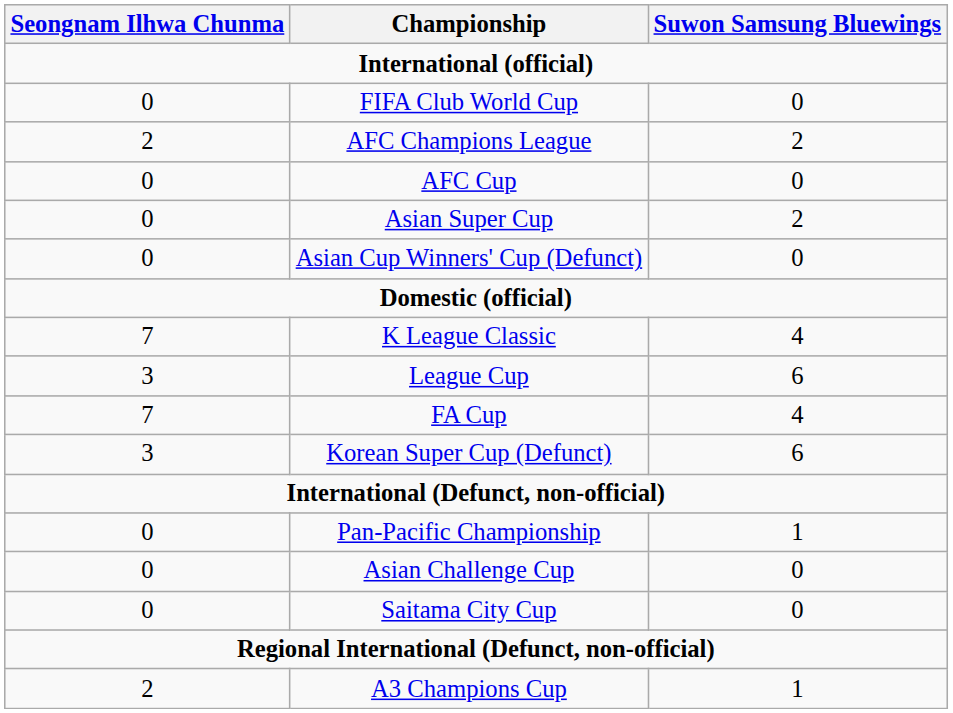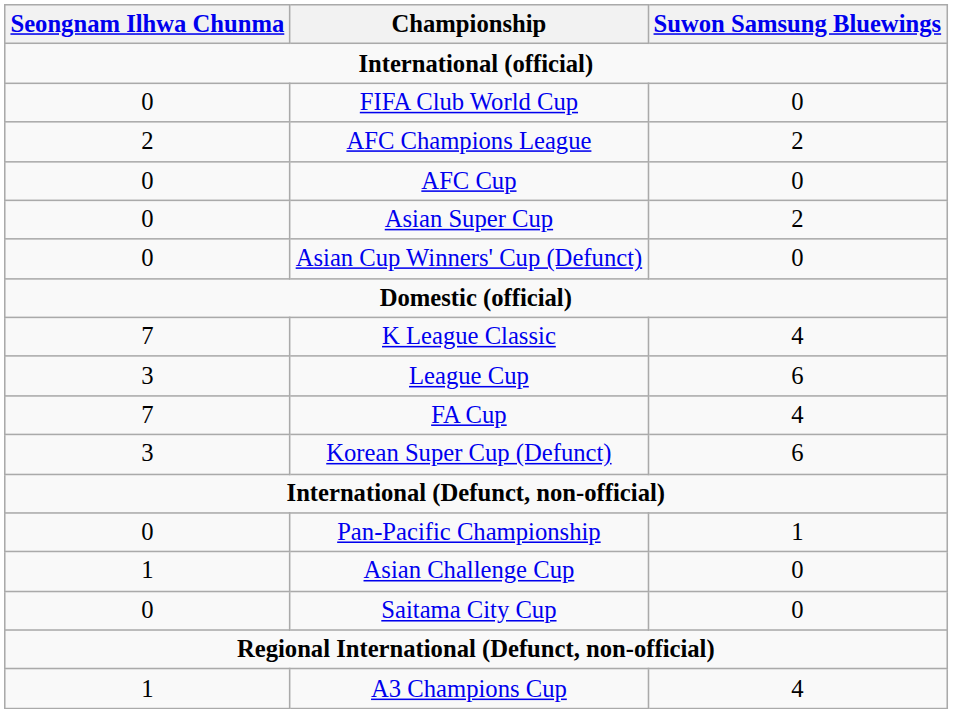(147, 571) 0 -> (147, 571) 1
(147, 688) 2 -> (147, 688) 1
(797, 688) 1 -> (797, 688) 4
